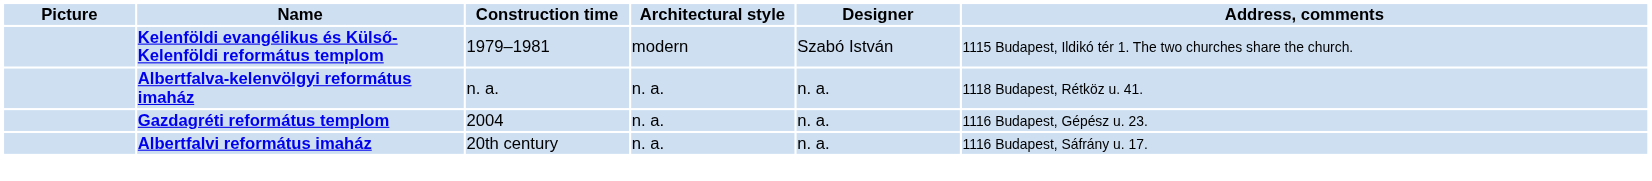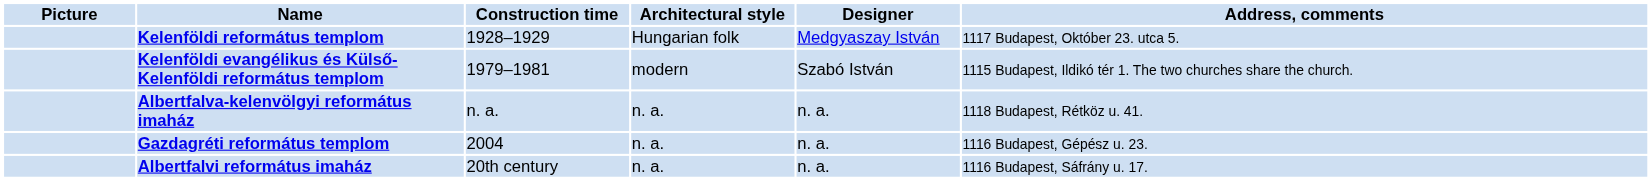+ row: (261, 37)
